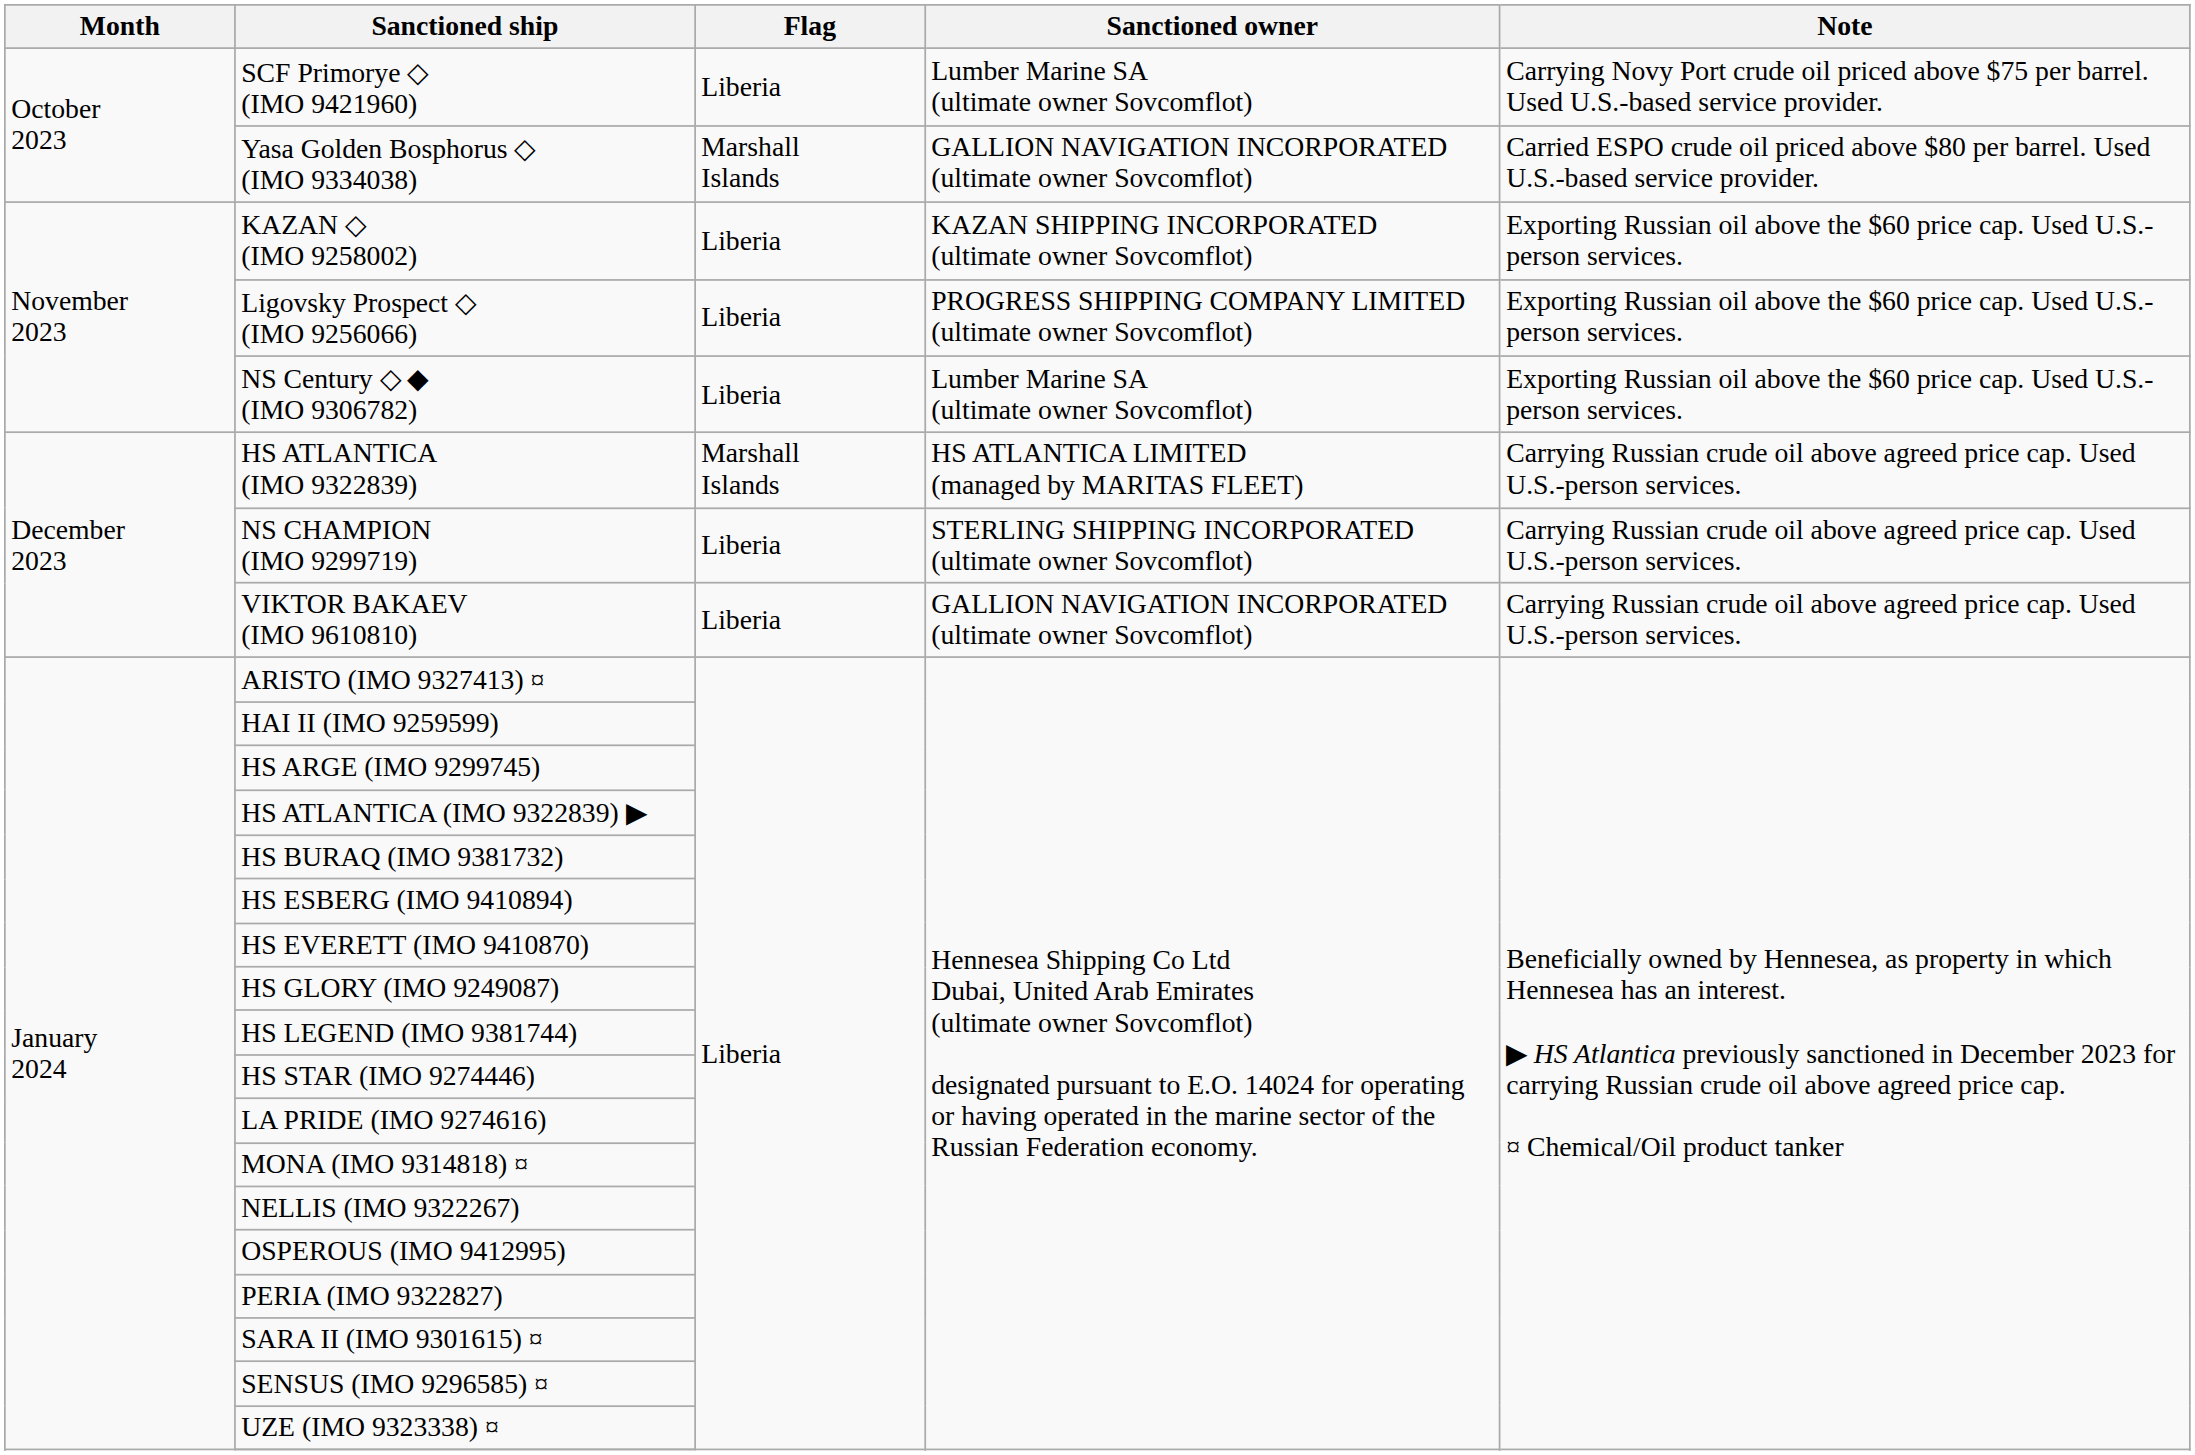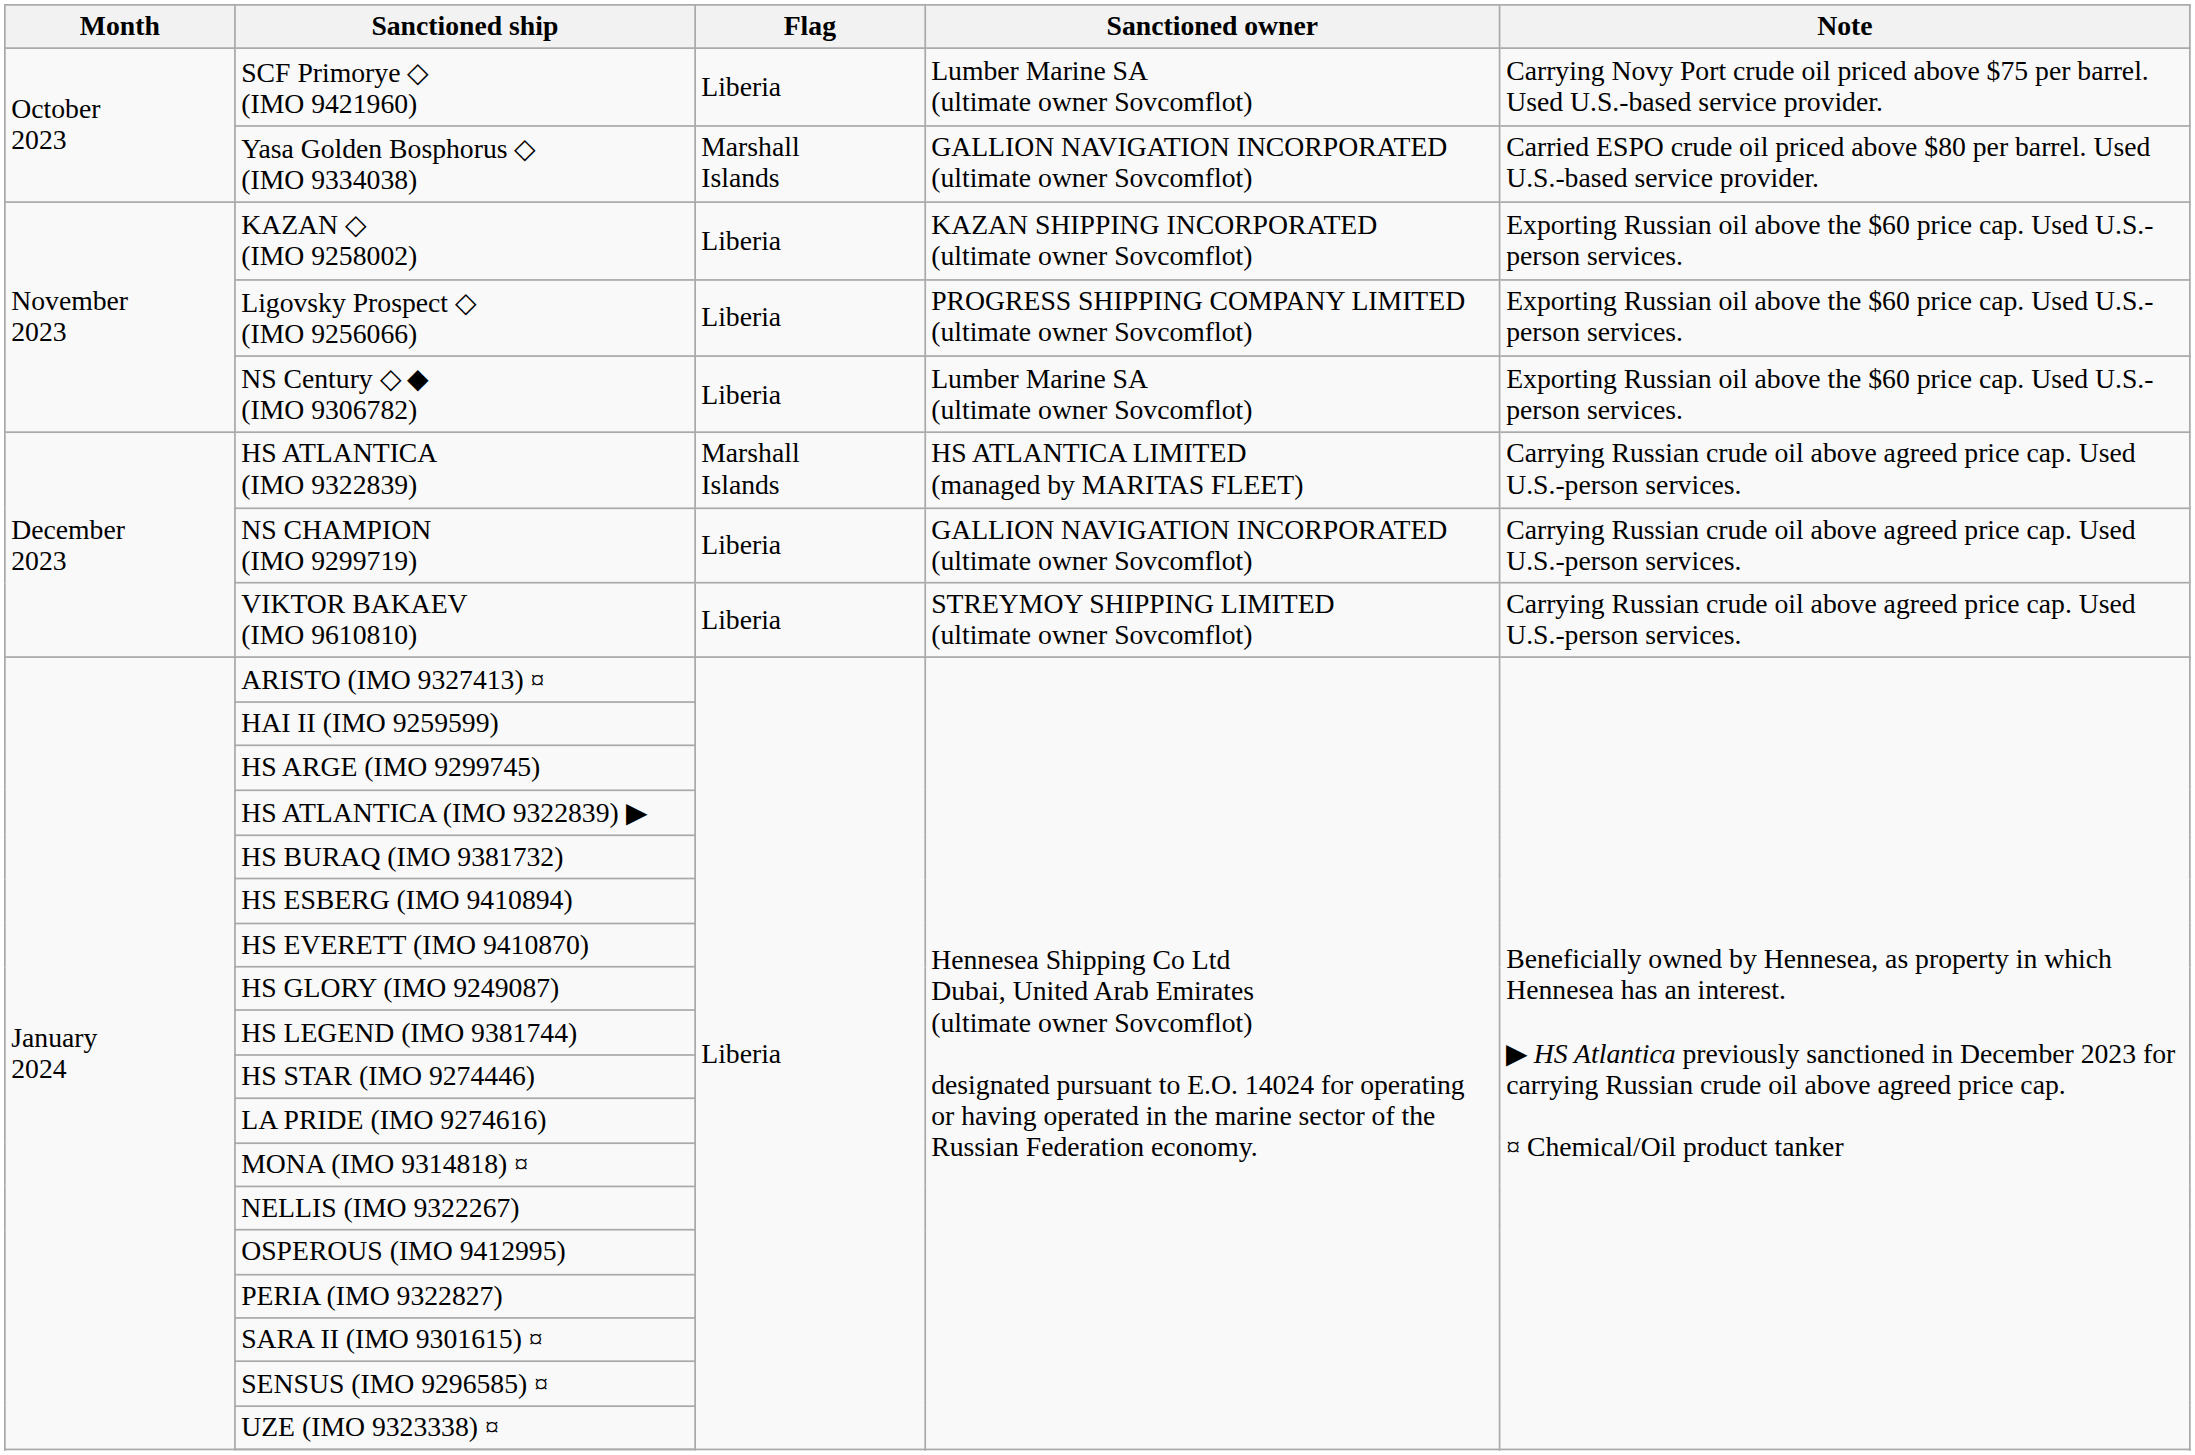(1173, 544) STERLING SHIPPING INCORPORATED (ultimate owner Sovcomflot) -> (1189, 544) GALLION NAVIGATION INCORPORATED (ultimate owner Sovcomflot)
(1189, 619) GALLION NAVIGATION INCORPORATED (ultimate owner Sovcomflot) -> (1133, 619) STREYMOY SHIPPING LIMITED (ultimate owner Sovcomflot)
